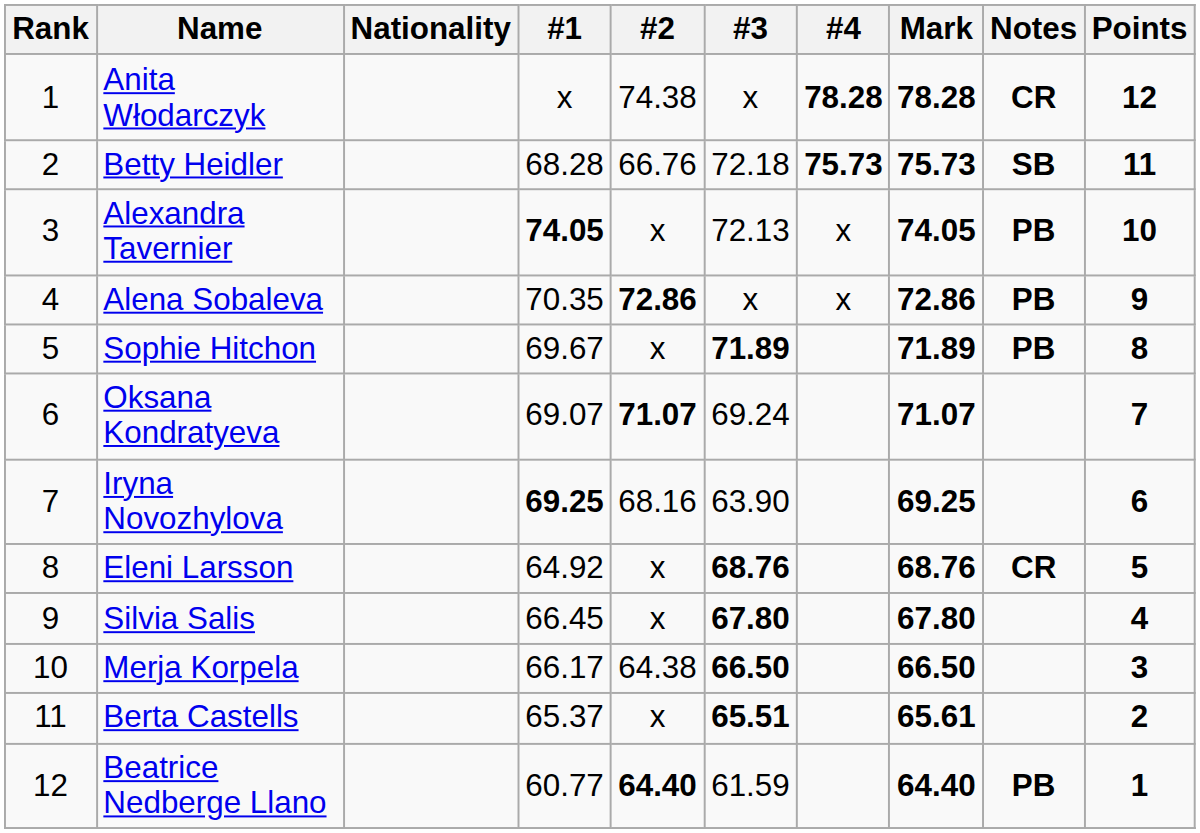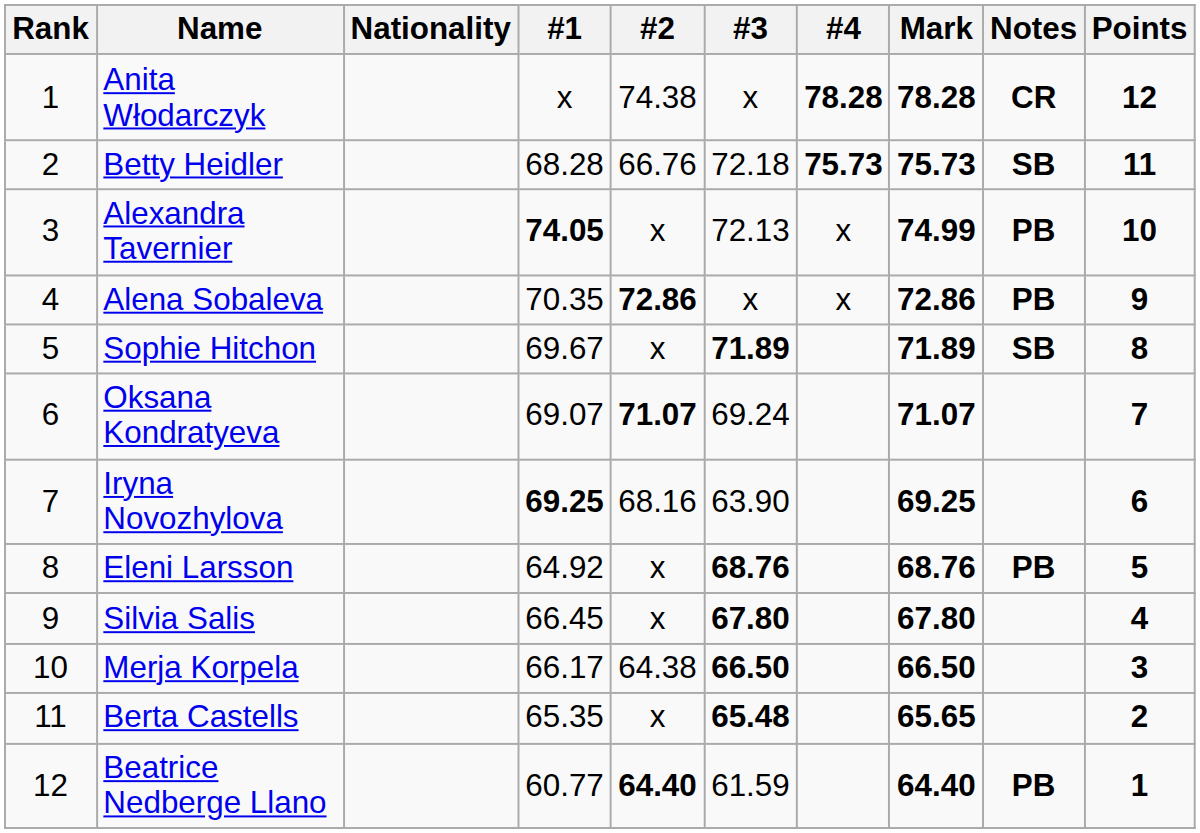(936, 231) 74.05 -> (936, 231) 74.99
(1034, 348) PB -> (1034, 348) SB
(1034, 568) CR -> (1034, 568) PB
(565, 717) 65.37 -> (565, 717) 65.35
(750, 717) 65.51 -> (750, 717) 65.48
(936, 717) 65.61 -> (936, 717) 65.65
